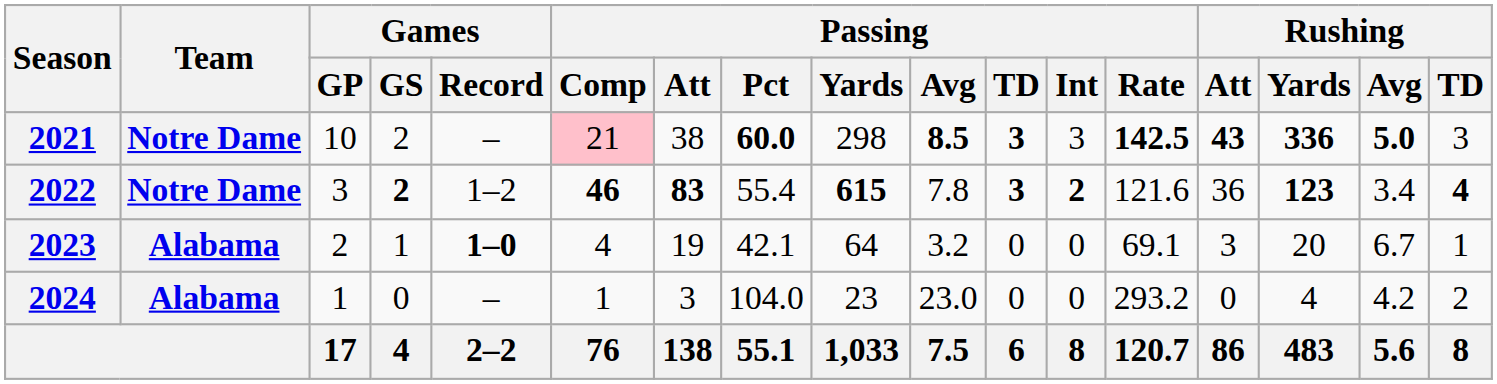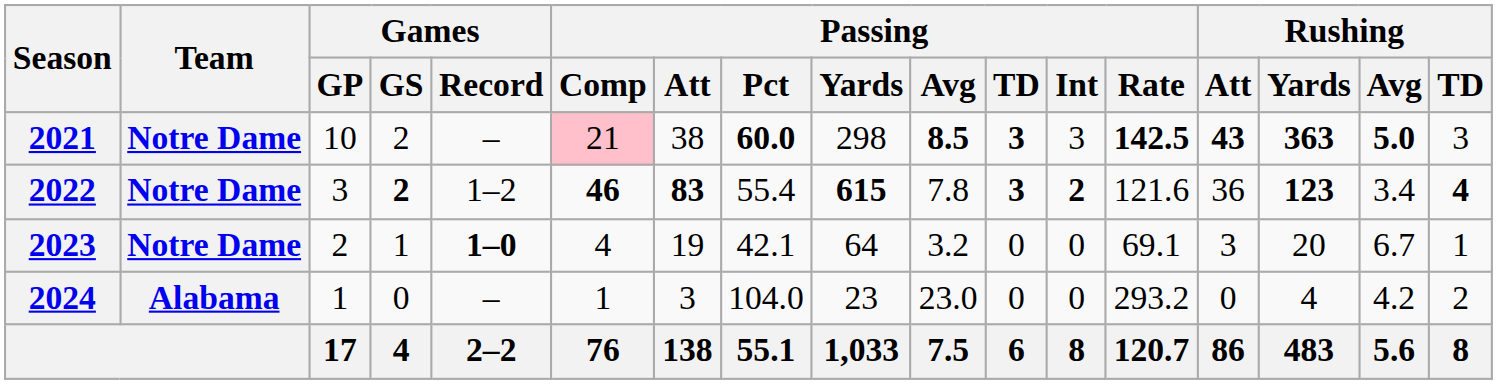(1309, 137) 336 -> (1309, 137) 363
(214, 244) Alabama -> (214, 244) Notre Dame
